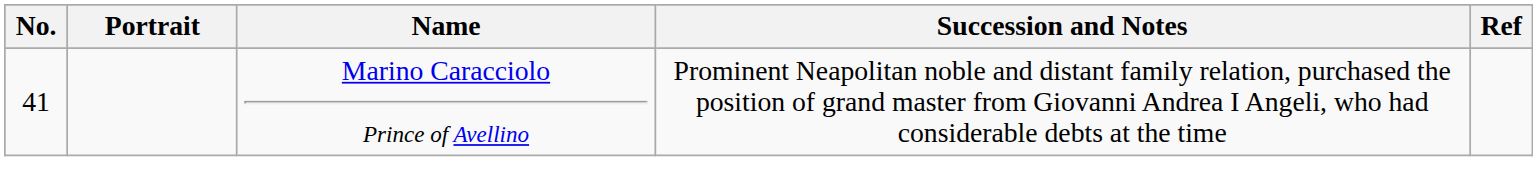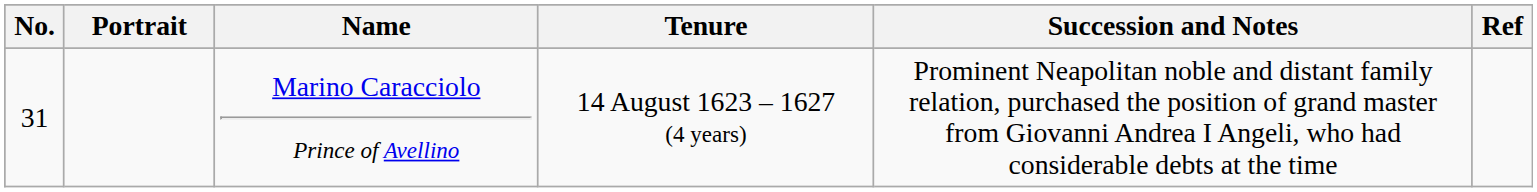+ column: (706, 26)
(36, 101) 41 -> (35, 117) 31
